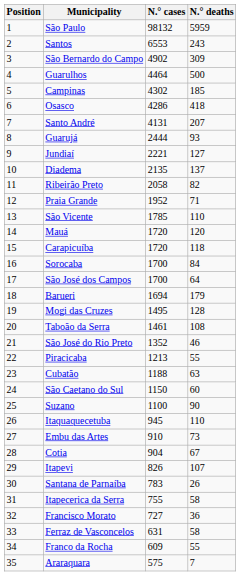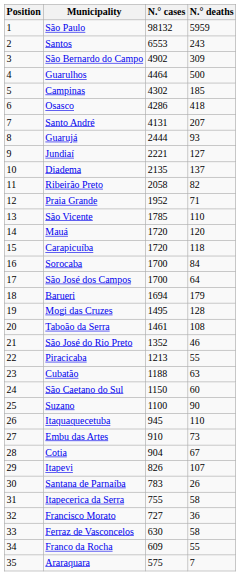(155, 531) 631 -> (155, 531) 630
